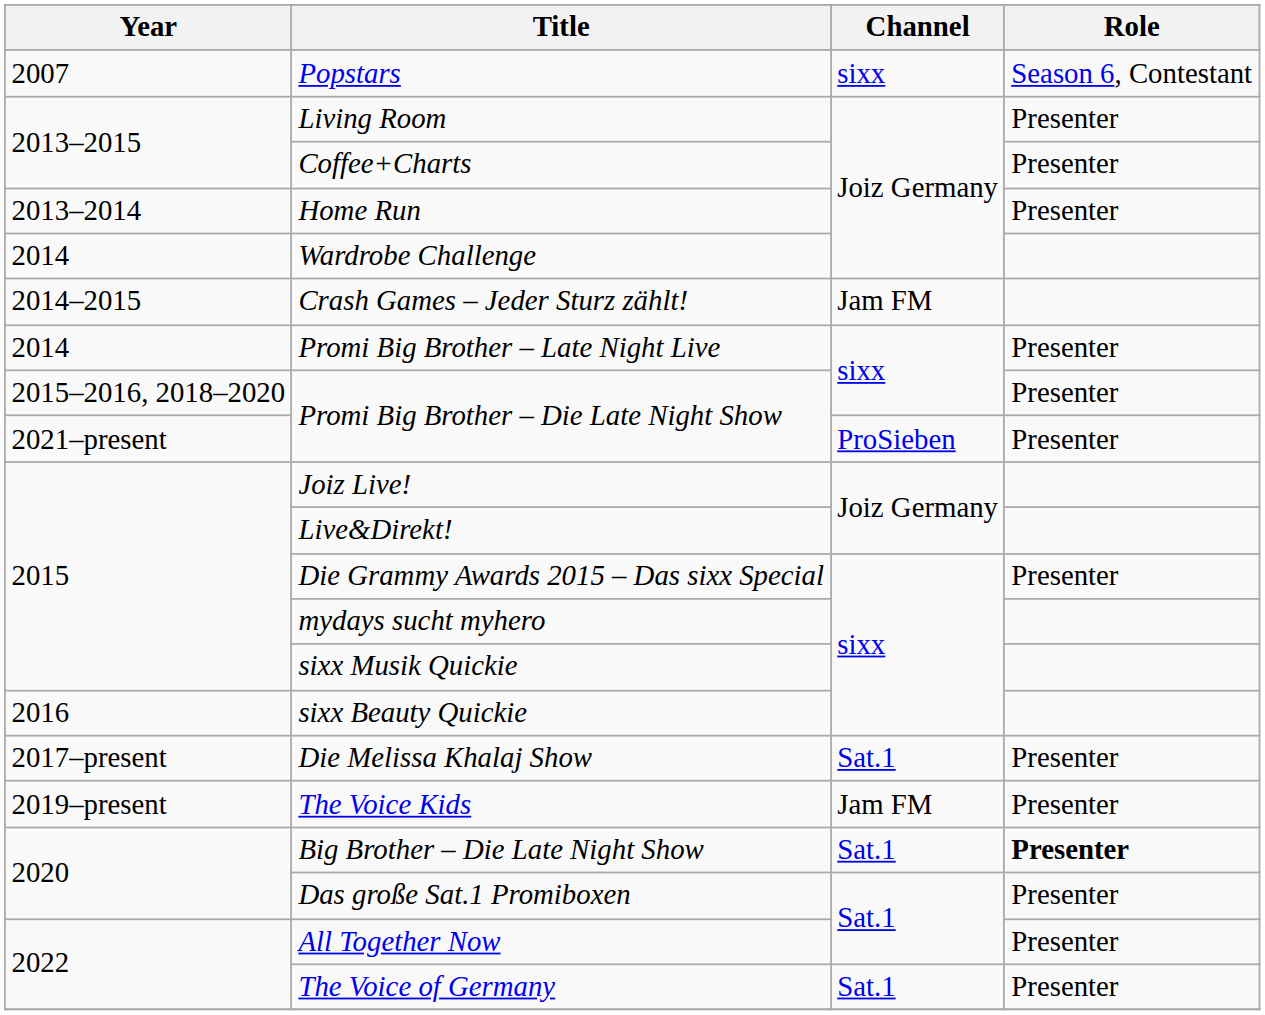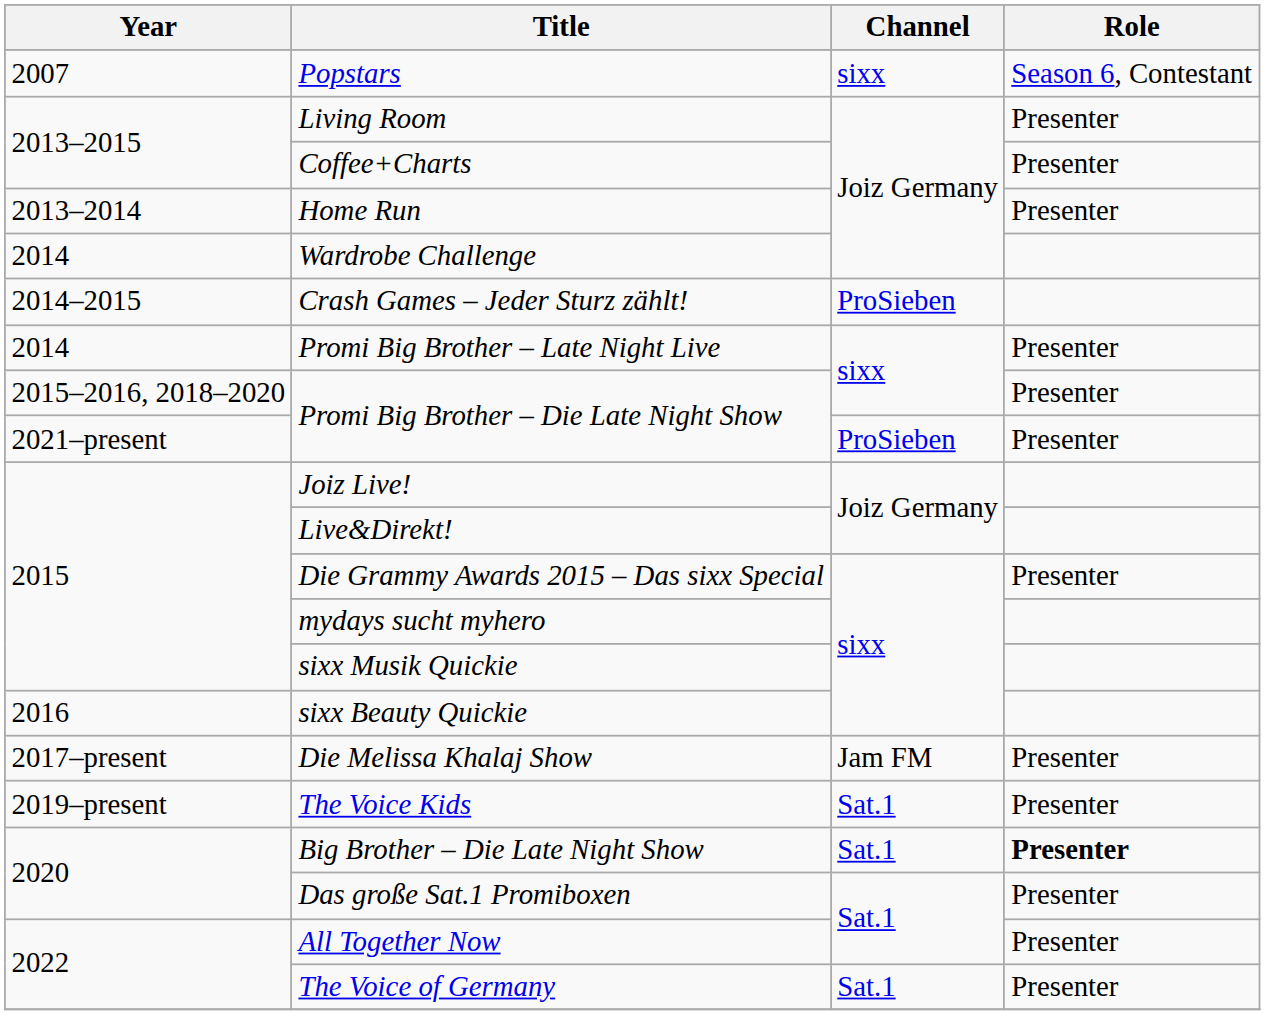(885, 301) Jam FM -> (896, 301) ProSieben
(866, 758) Sat.1 -> (885, 758) Jam FM
(885, 803) Jam FM -> (866, 803) Sat.1
